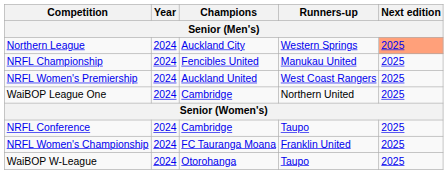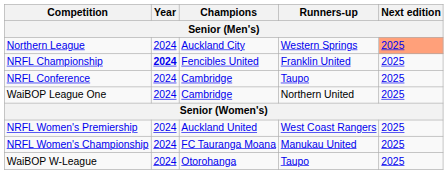(165, 62) normal -> (165, 62) bold
(319, 62) Manukau United -> (316, 62) Franklin United
rows swapped: (48, 128) <-> (72, 78)
(316, 144) Franklin United -> (319, 144) Manukau United
